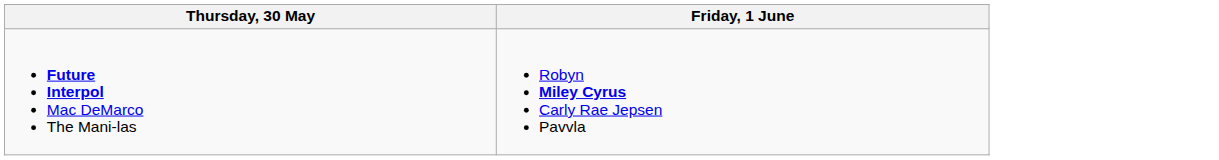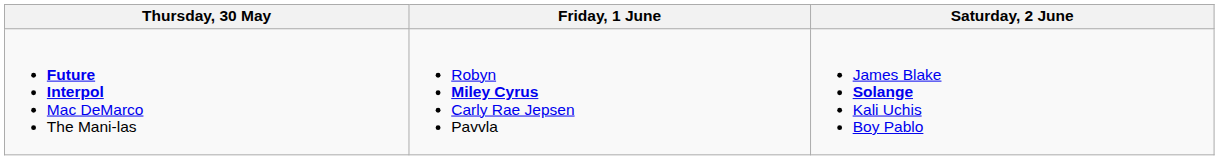+ column: (1012, 16)
